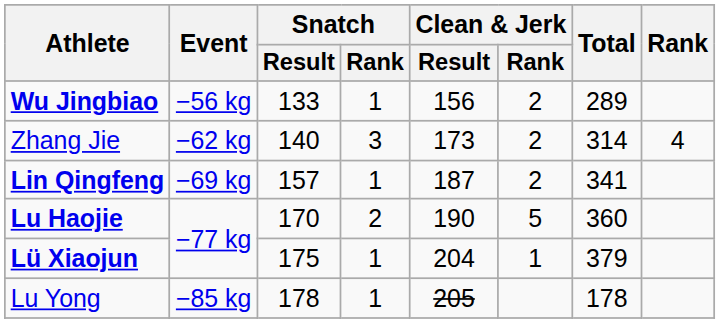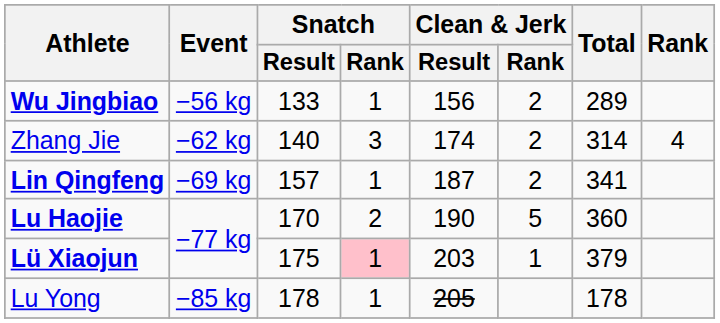(454, 141) 173 -> (454, 141) 174
(375, 259) no background -> (375, 259) pink background
(454, 259) 204 -> (454, 259) 203
